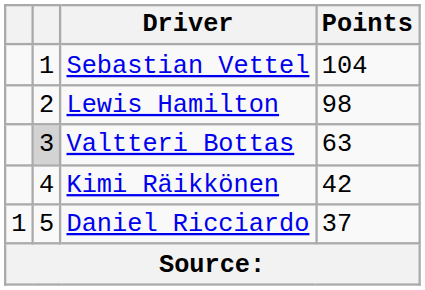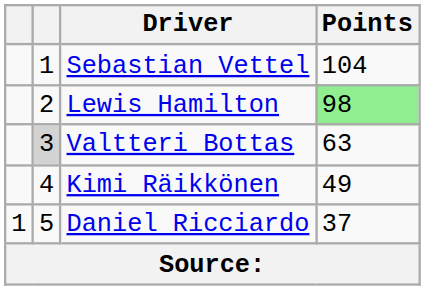(337, 105) no background -> (337, 105) lightgreen background
(337, 185) 42 -> (337, 185) 49
